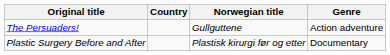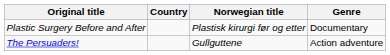rows swapped: (43, 27) <-> (76, 43)
